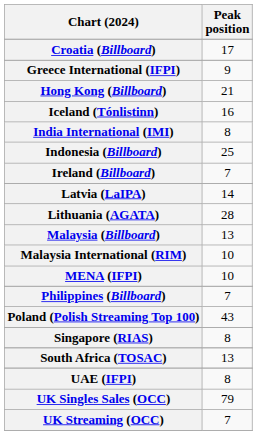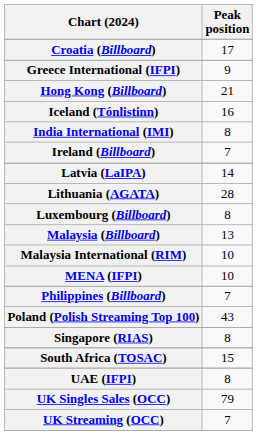- row: (103, 152)
+ row: (103, 214)
(227, 358) 13 -> (227, 358) 15
